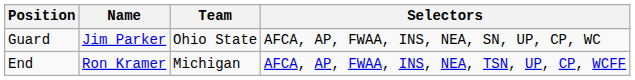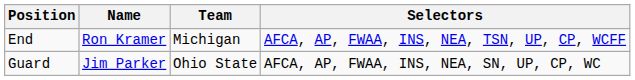rows swapped: (21, 63) <-> (29, 40)
